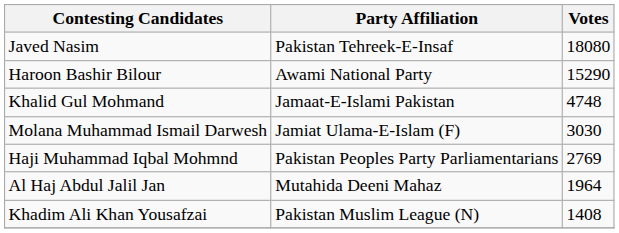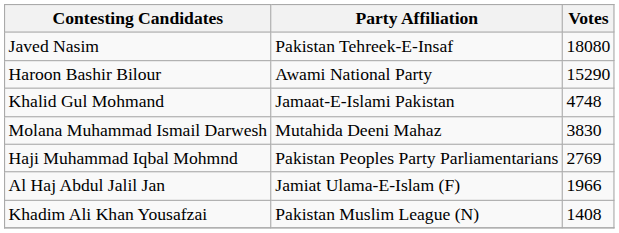(368, 130) Jamiat Ulama-E-Islam (F) -> (358, 130) Mutahida Deeni Mahaz
(584, 130) 3030 -> (584, 130) 3830
(358, 185) Mutahida Deeni Mahaz -> (368, 185) Jamiat Ulama-E-Islam (F)
(584, 185) 1964 -> (584, 185) 1966
